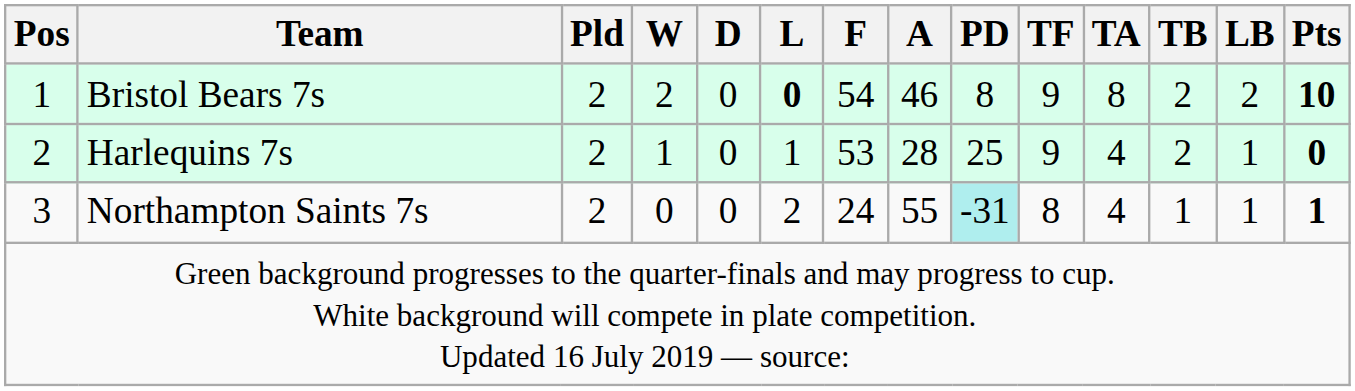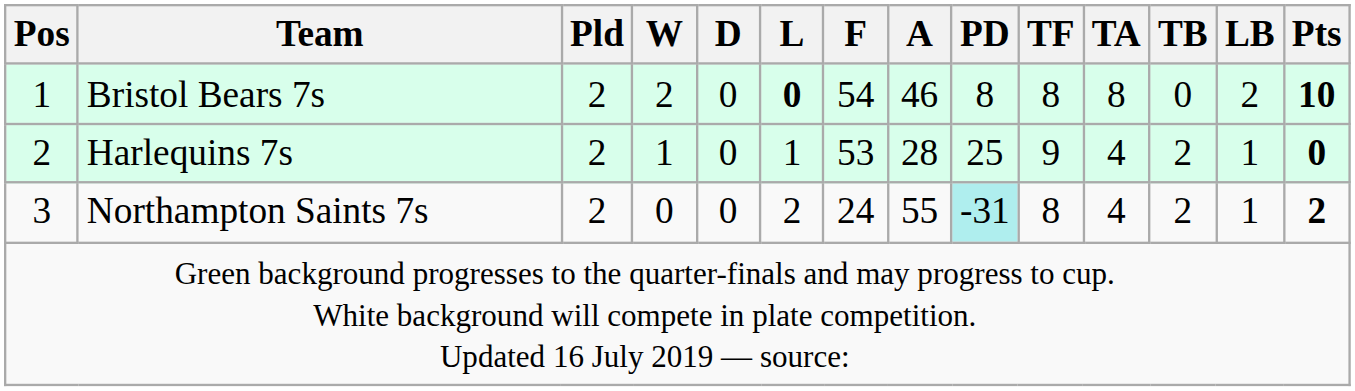(1051, 93) 9 -> (1051, 93) 8
(1183, 93) 2 -> (1183, 93) 0
(1183, 211) 1 -> (1183, 211) 2
(1317, 211) 1 -> (1317, 211) 2
